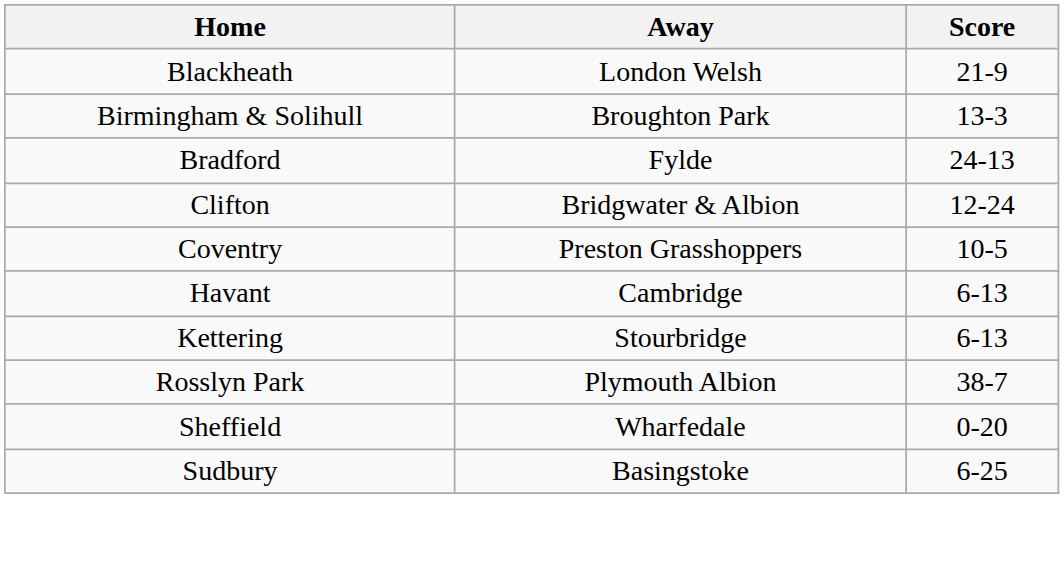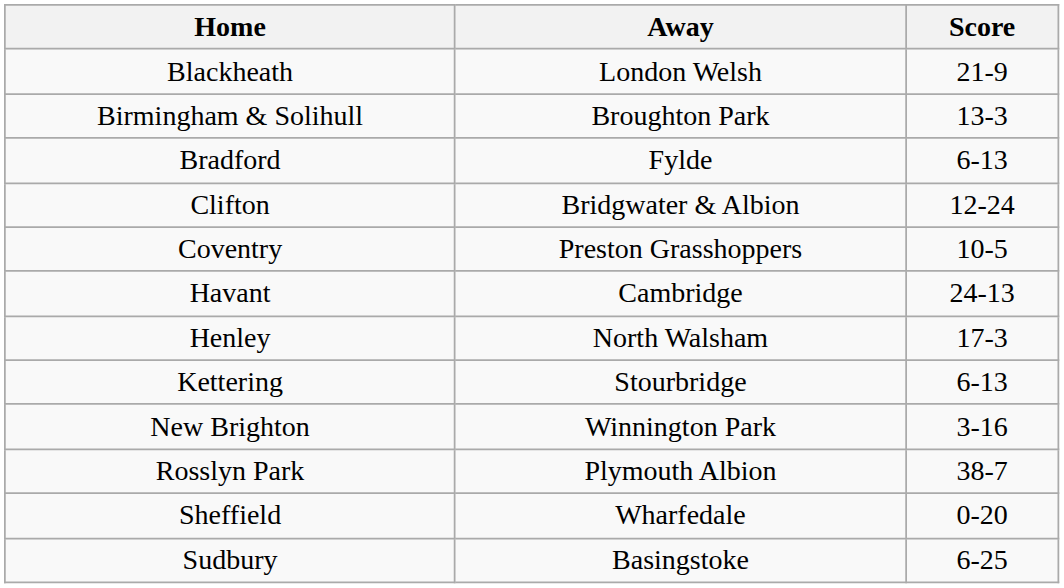(982, 159) 24-13 -> (982, 159) 6-13
(982, 293) 6-13 -> (982, 293) 24-13
+ row: (230, 337)
+ row: (230, 426)
